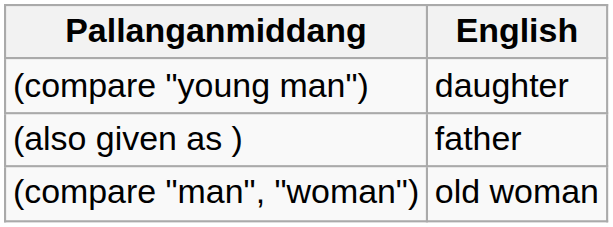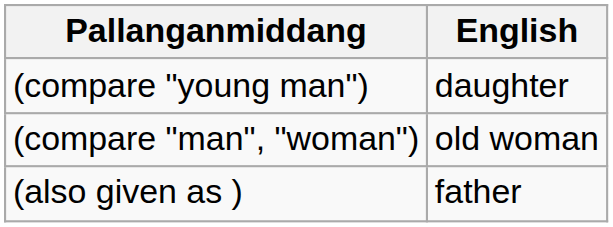rows swapped: (216, 192) <-> (128, 138)
